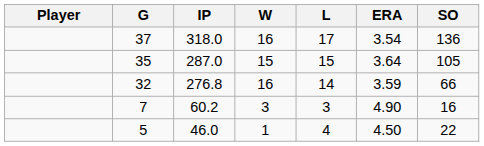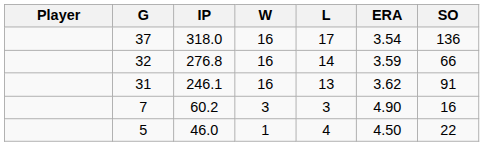- row: (143, 61)
+ row: (143, 84)
